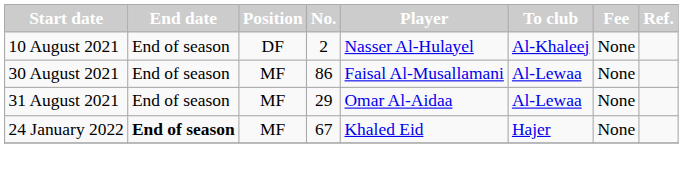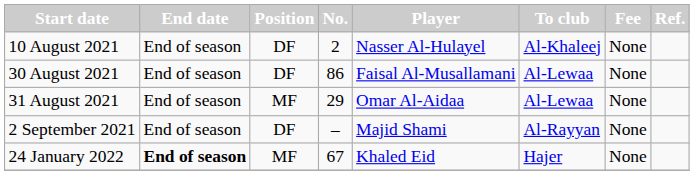(273, 73) MF -> (284, 73) DF
+ row: (72, 128)
